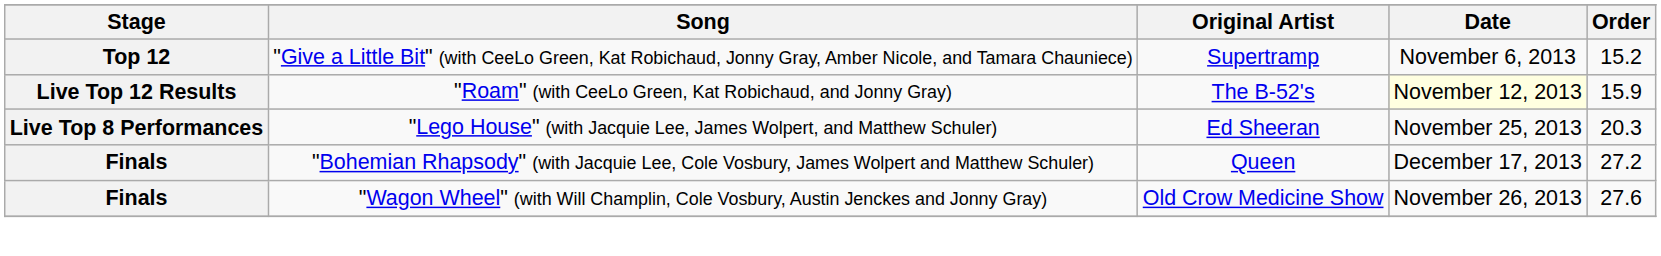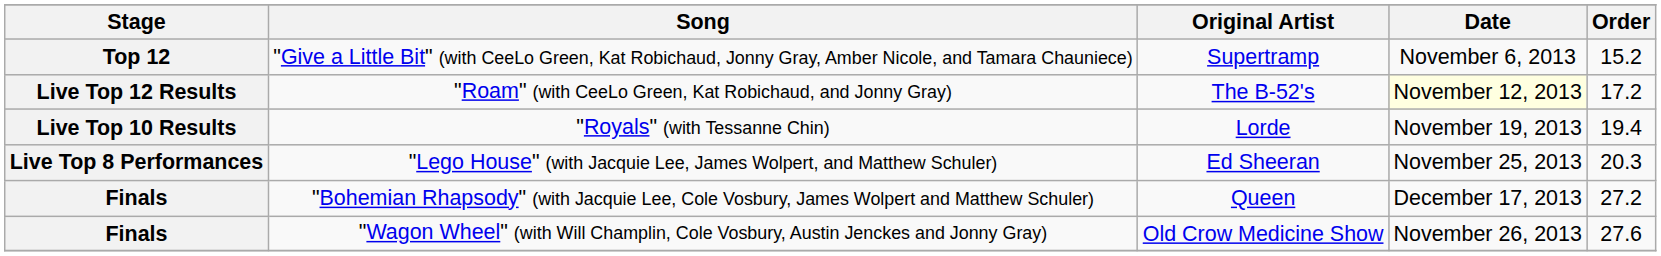(1621, 92) 15.9 -> (1621, 92) 17.2
+ row: (703, 127)
